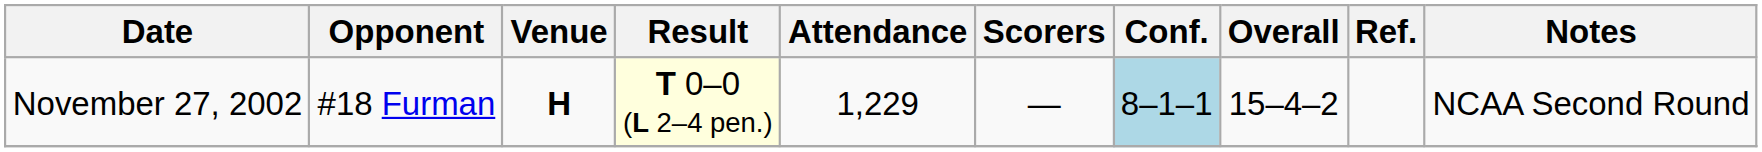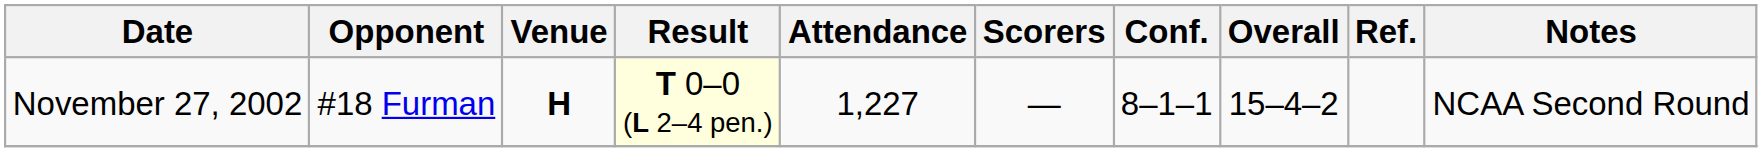(878, 102) 1,229 -> (878, 102) 1,227
(1167, 102) lightblue background -> (1167, 102) no background
